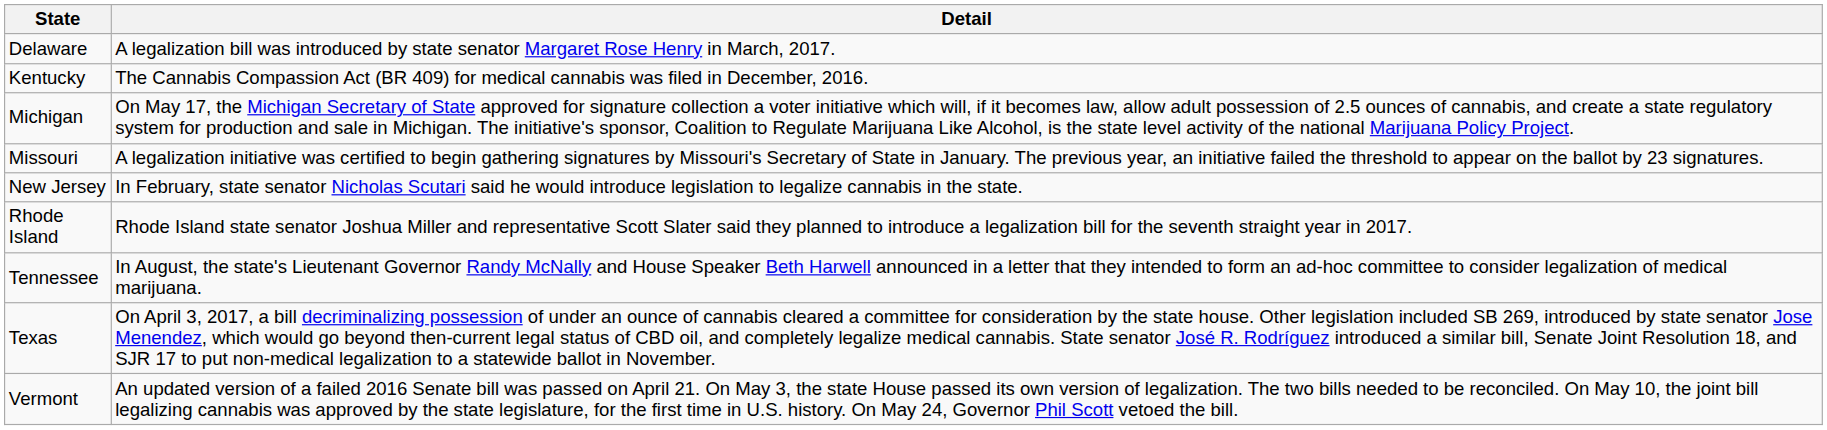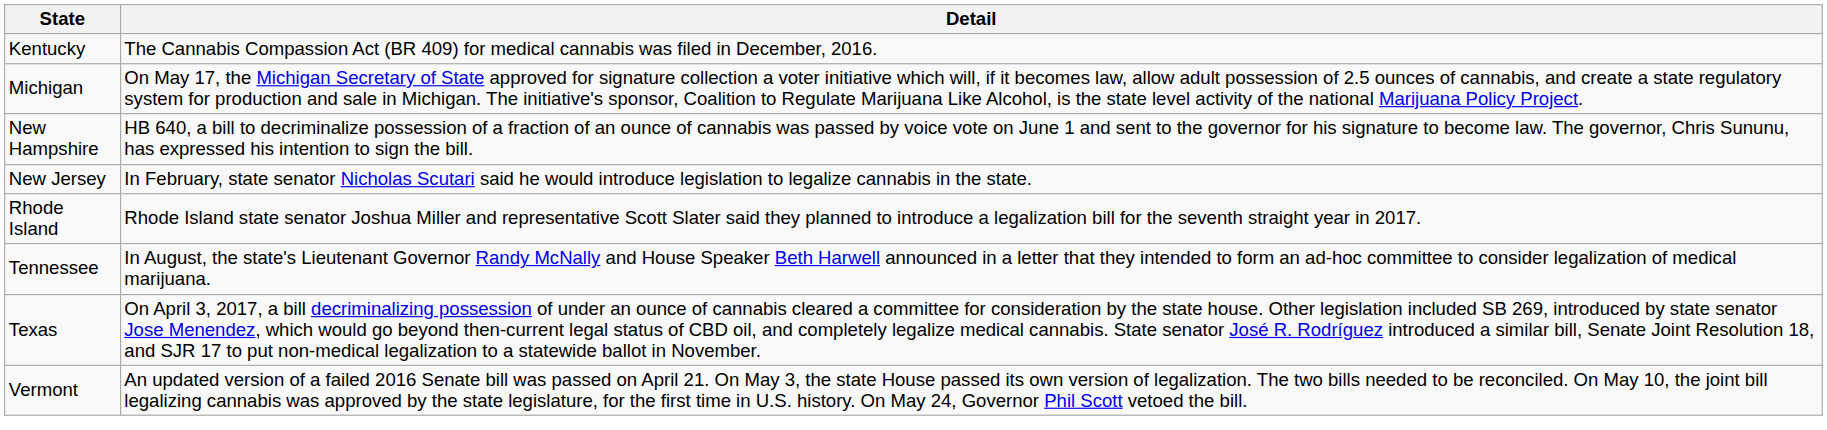- row: (48, 48)
- row: (43, 157)
+ row: (54, 138)
